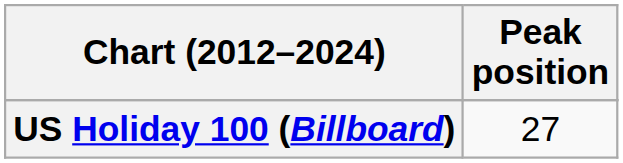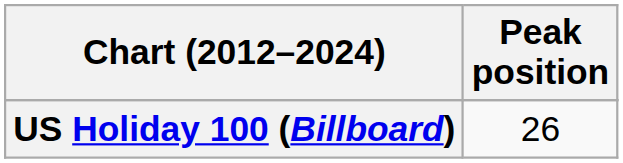(540, 128) 27 -> (540, 128) 26
